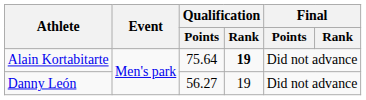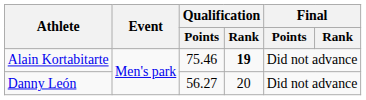(202, 60) 75.64 -> (202, 60) 75.46
(244, 83) 19 -> (244, 83) 20
